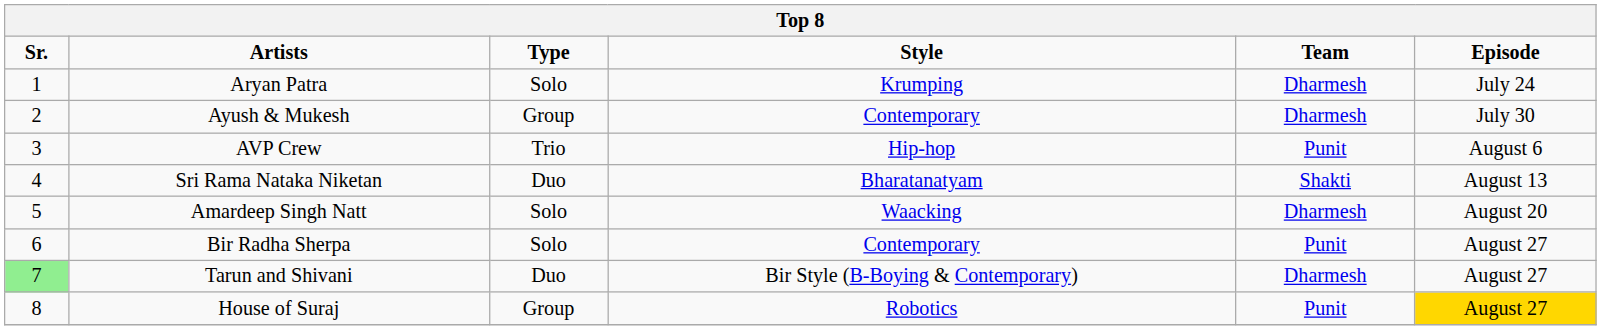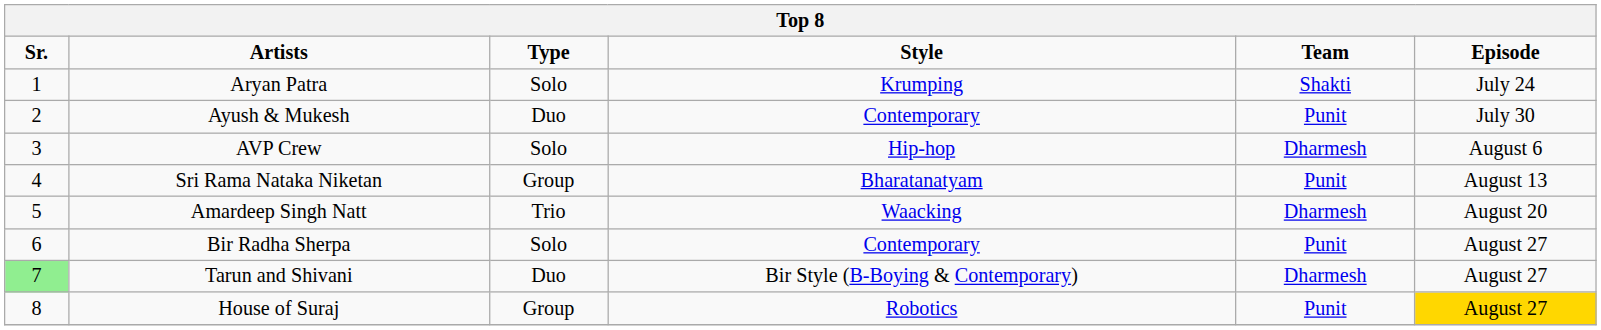(1325, 84) Dharmesh -> (1325, 84) Shakti
(549, 116) Group -> (549, 116) Duo
(1325, 116) Dharmesh -> (1325, 116) Punit
(549, 148) Trio -> (549, 148) Solo
(1325, 148) Punit -> (1325, 148) Dharmesh
(549, 180) Duo -> (549, 180) Group
(1325, 180) Shakti -> (1325, 180) Punit
(549, 212) Solo -> (549, 212) Trio
